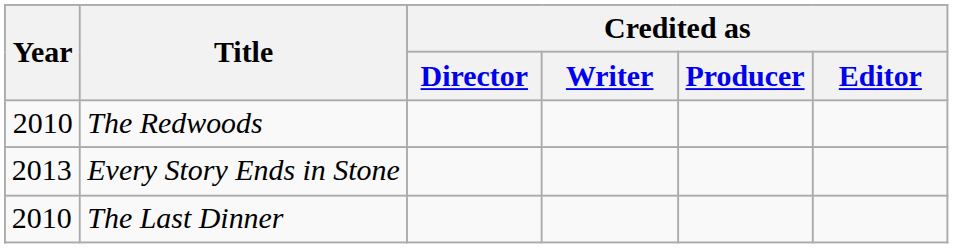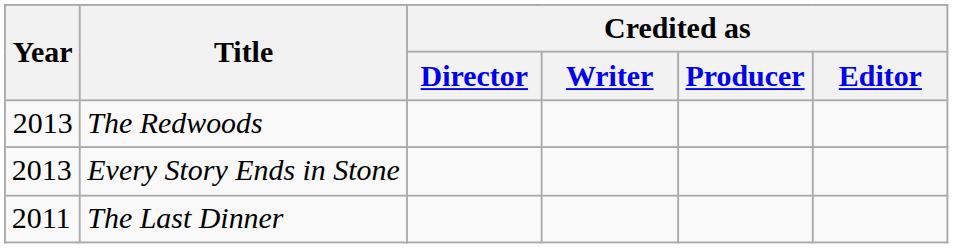(43, 123) 2010 -> (43, 123) 2013
(42, 218) 2010 -> (41, 218) 2011
